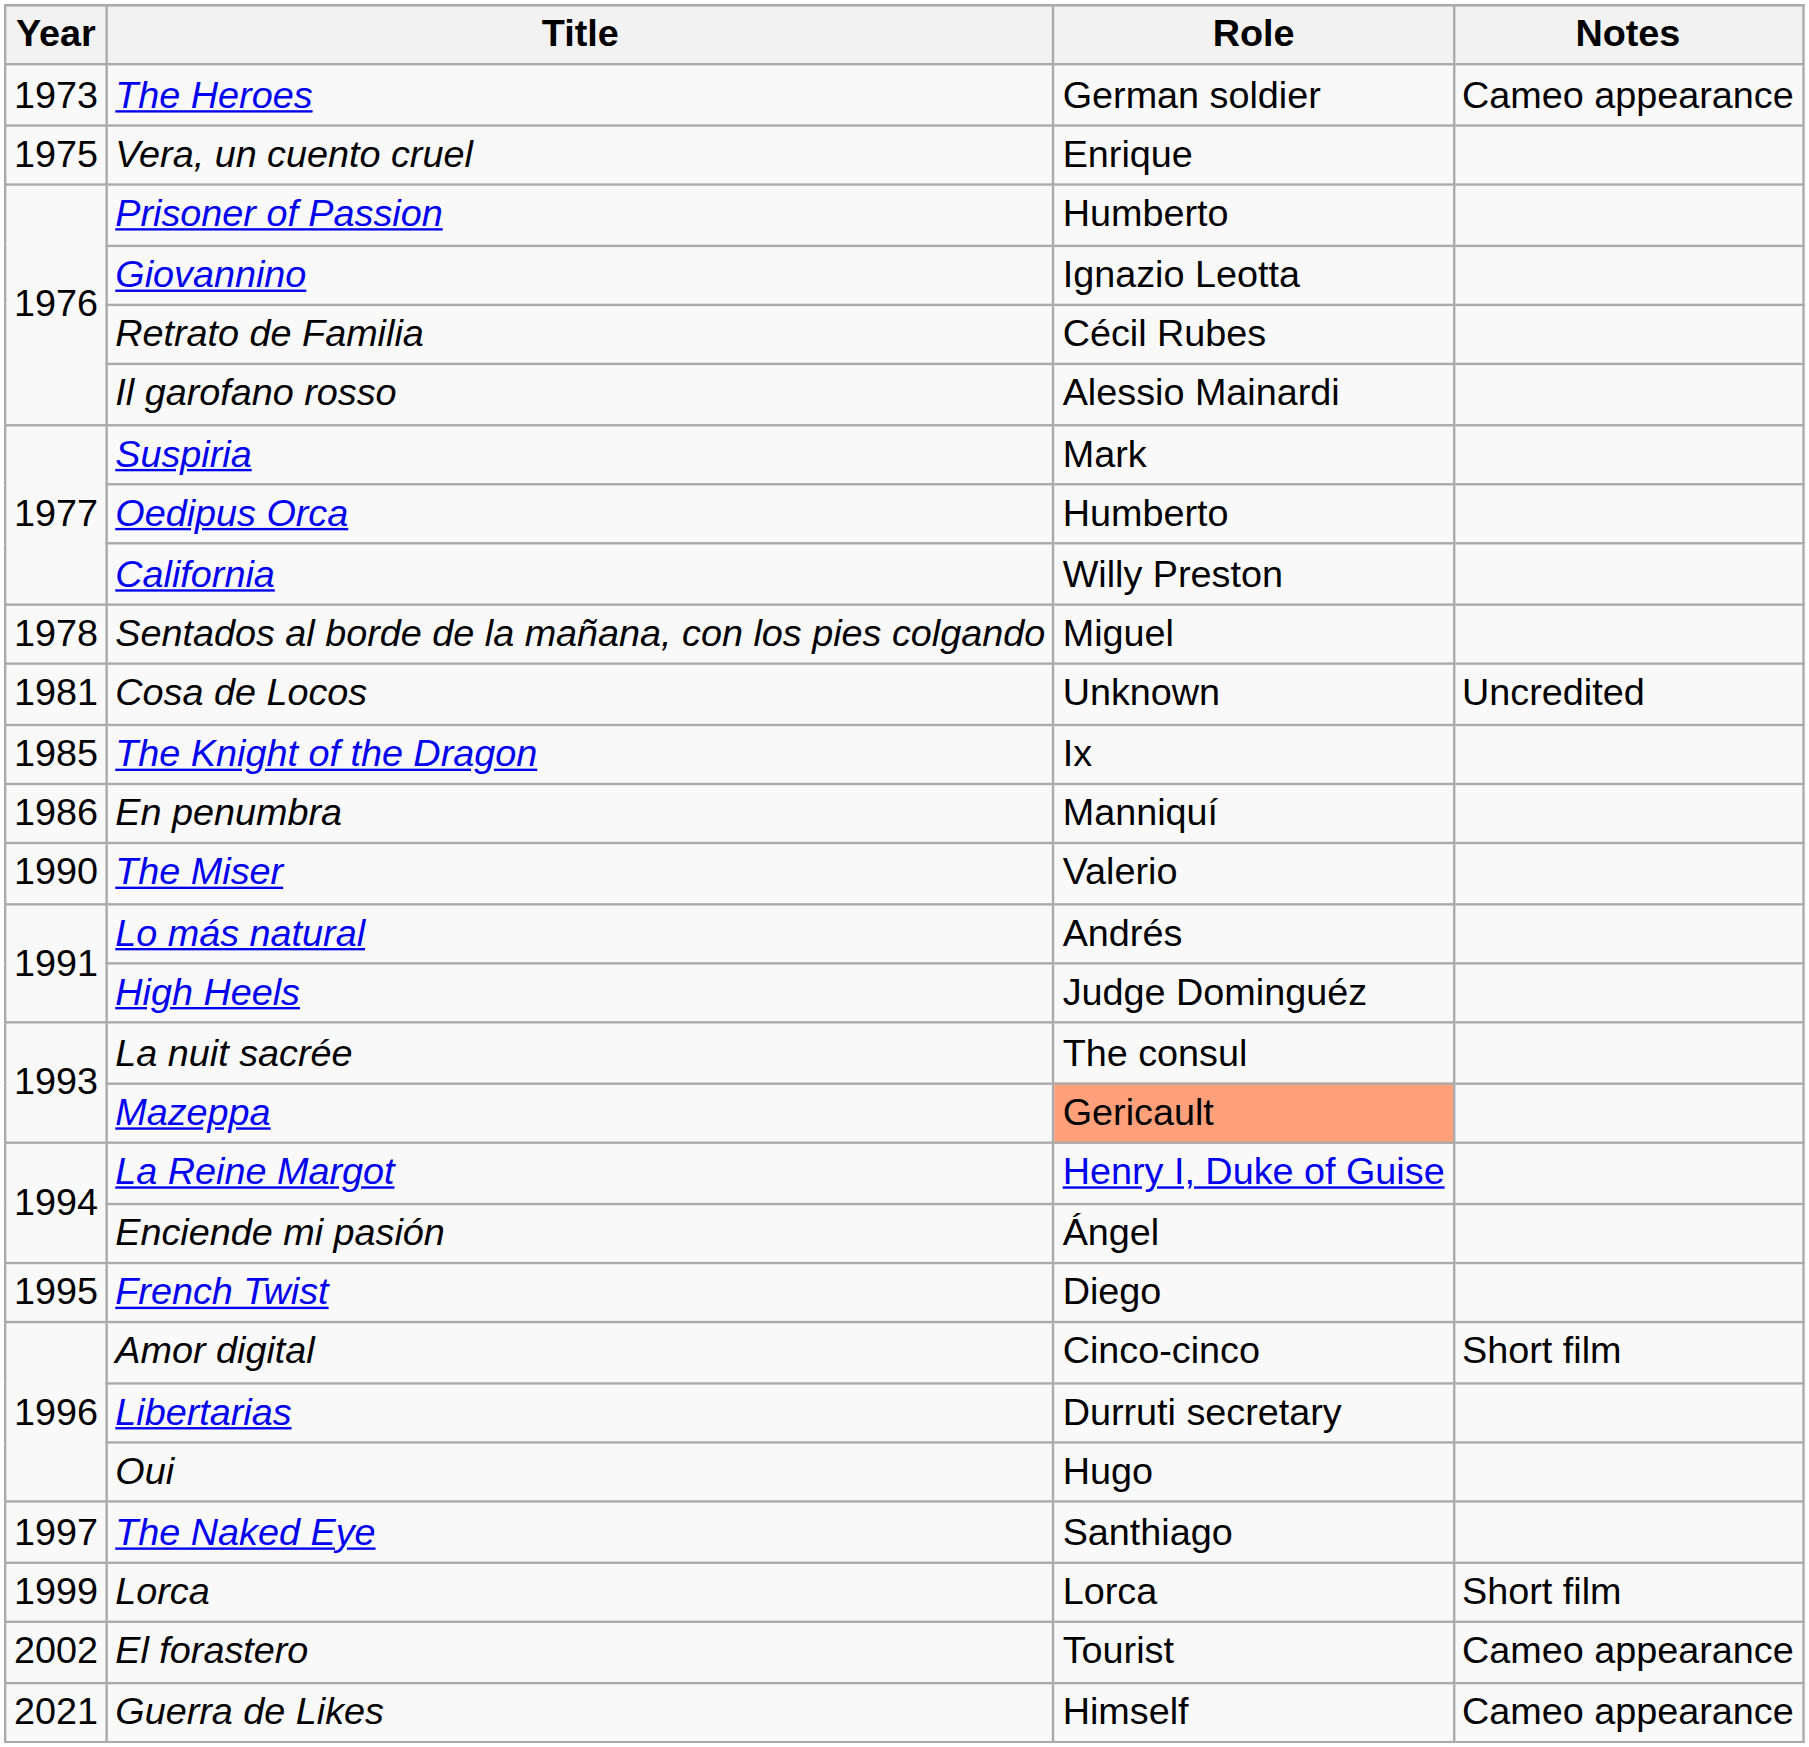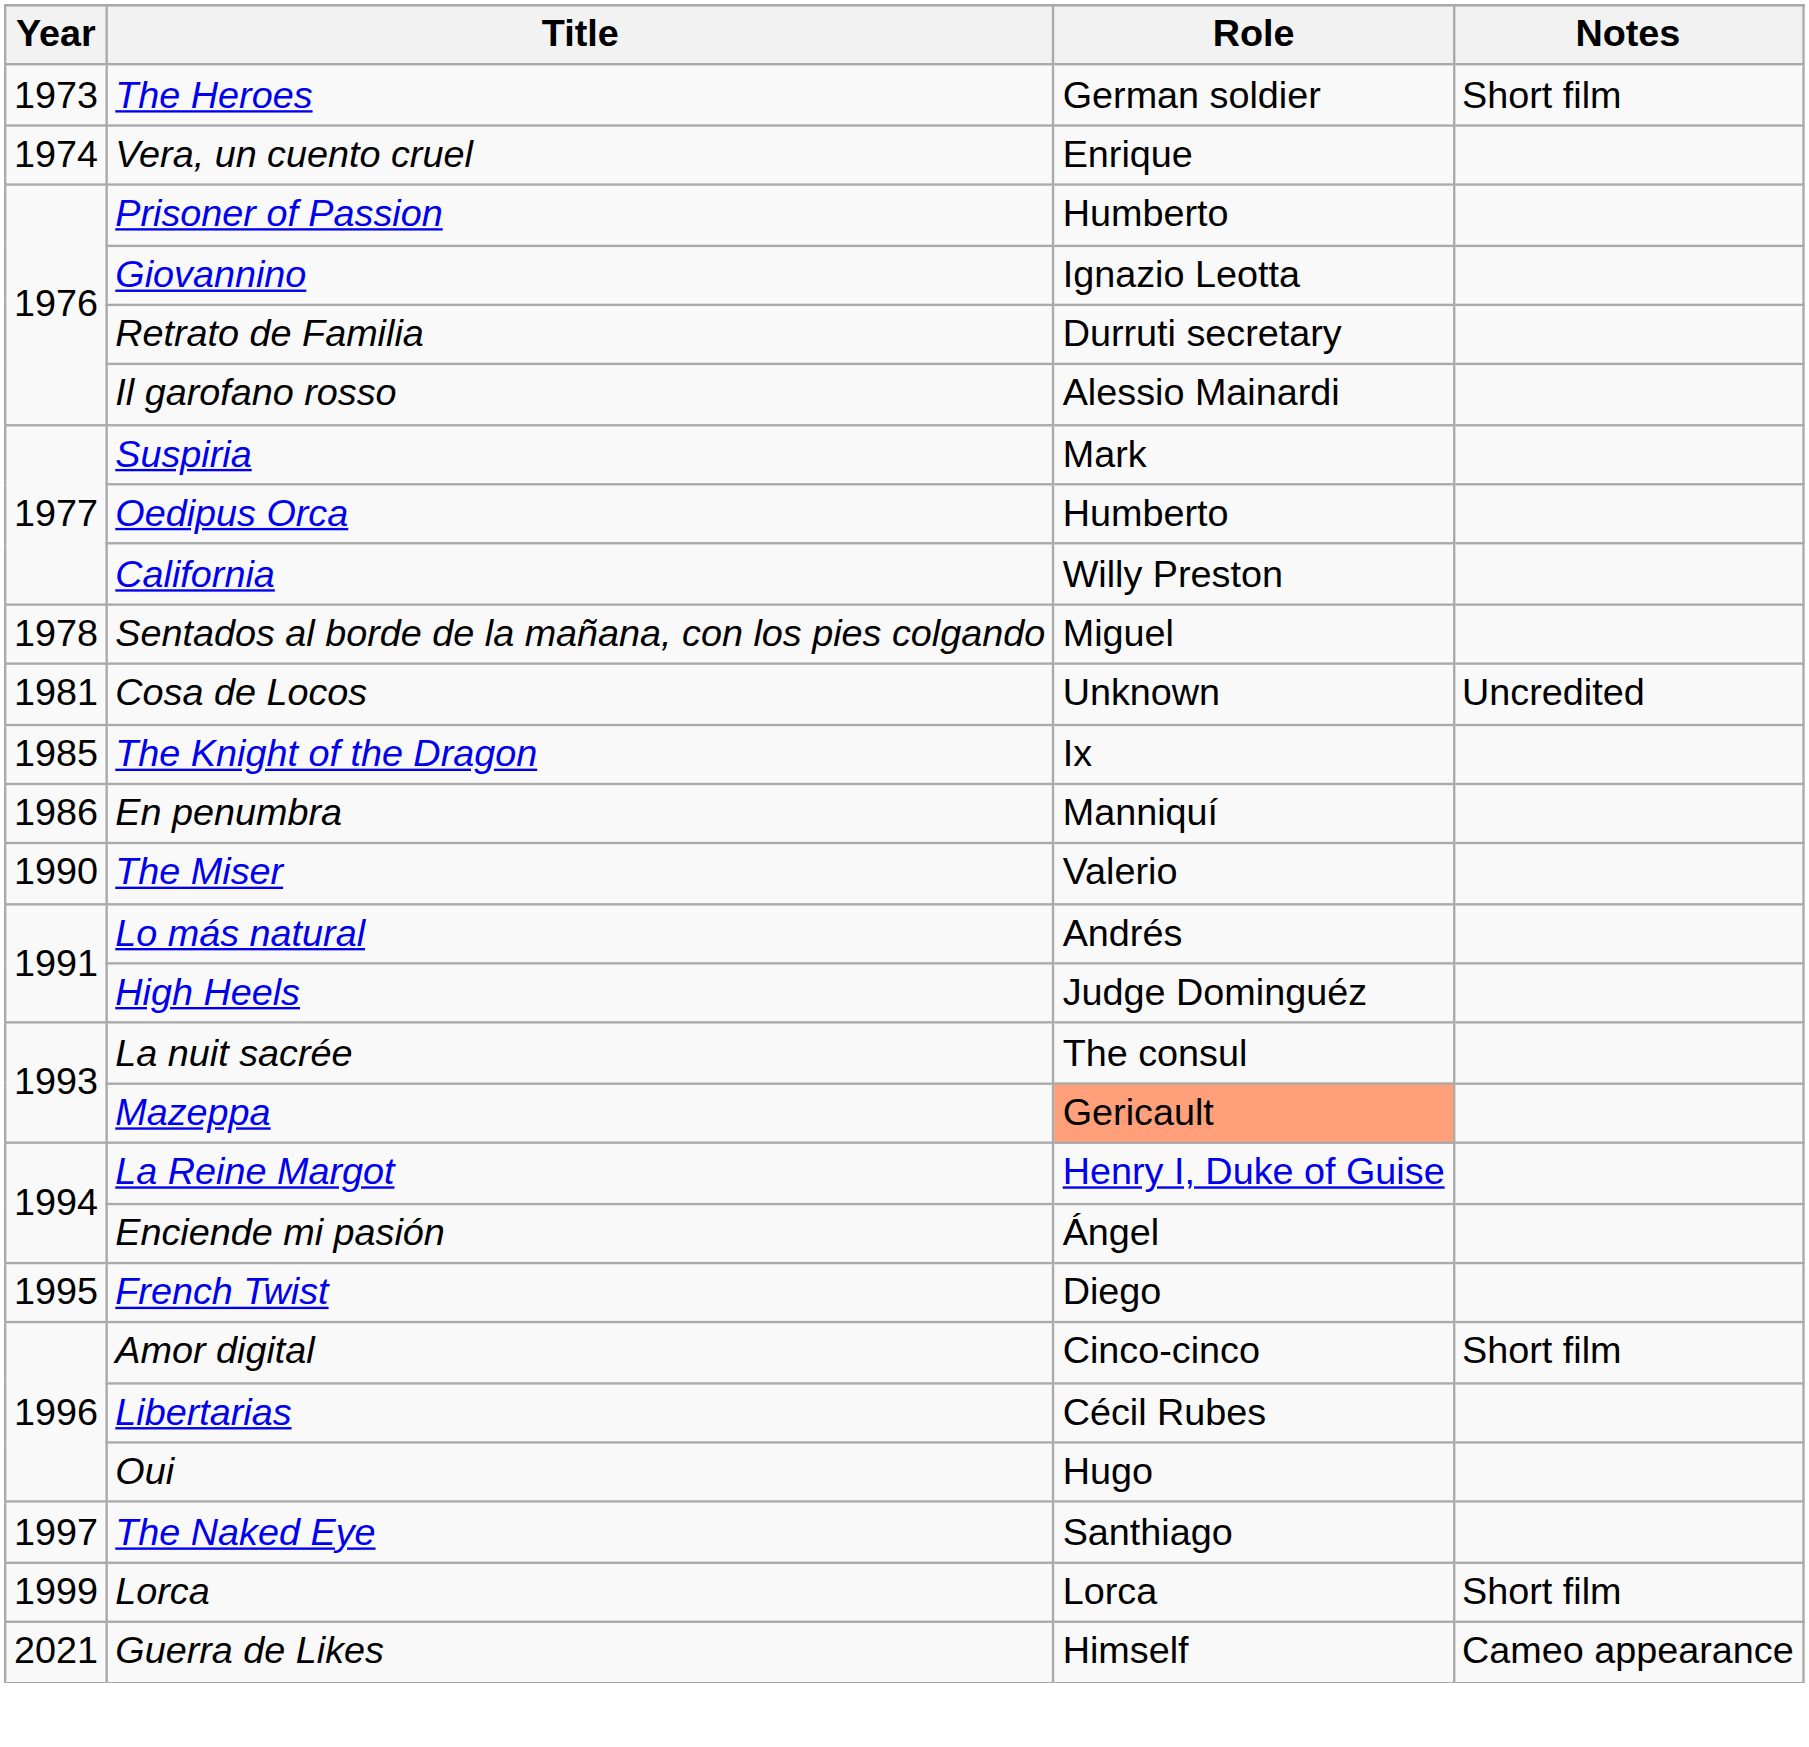(1628, 94) Cameo appearance -> (1542, 94) Short film
(56, 154) 1975 -> (56, 154) 1974
(1164, 333) Cécil Rubes -> (1202, 333) Durruti secretary
(1202, 1411) Durruti secretary -> (1164, 1411) Cécil Rubes
- row: (212, 1651)
